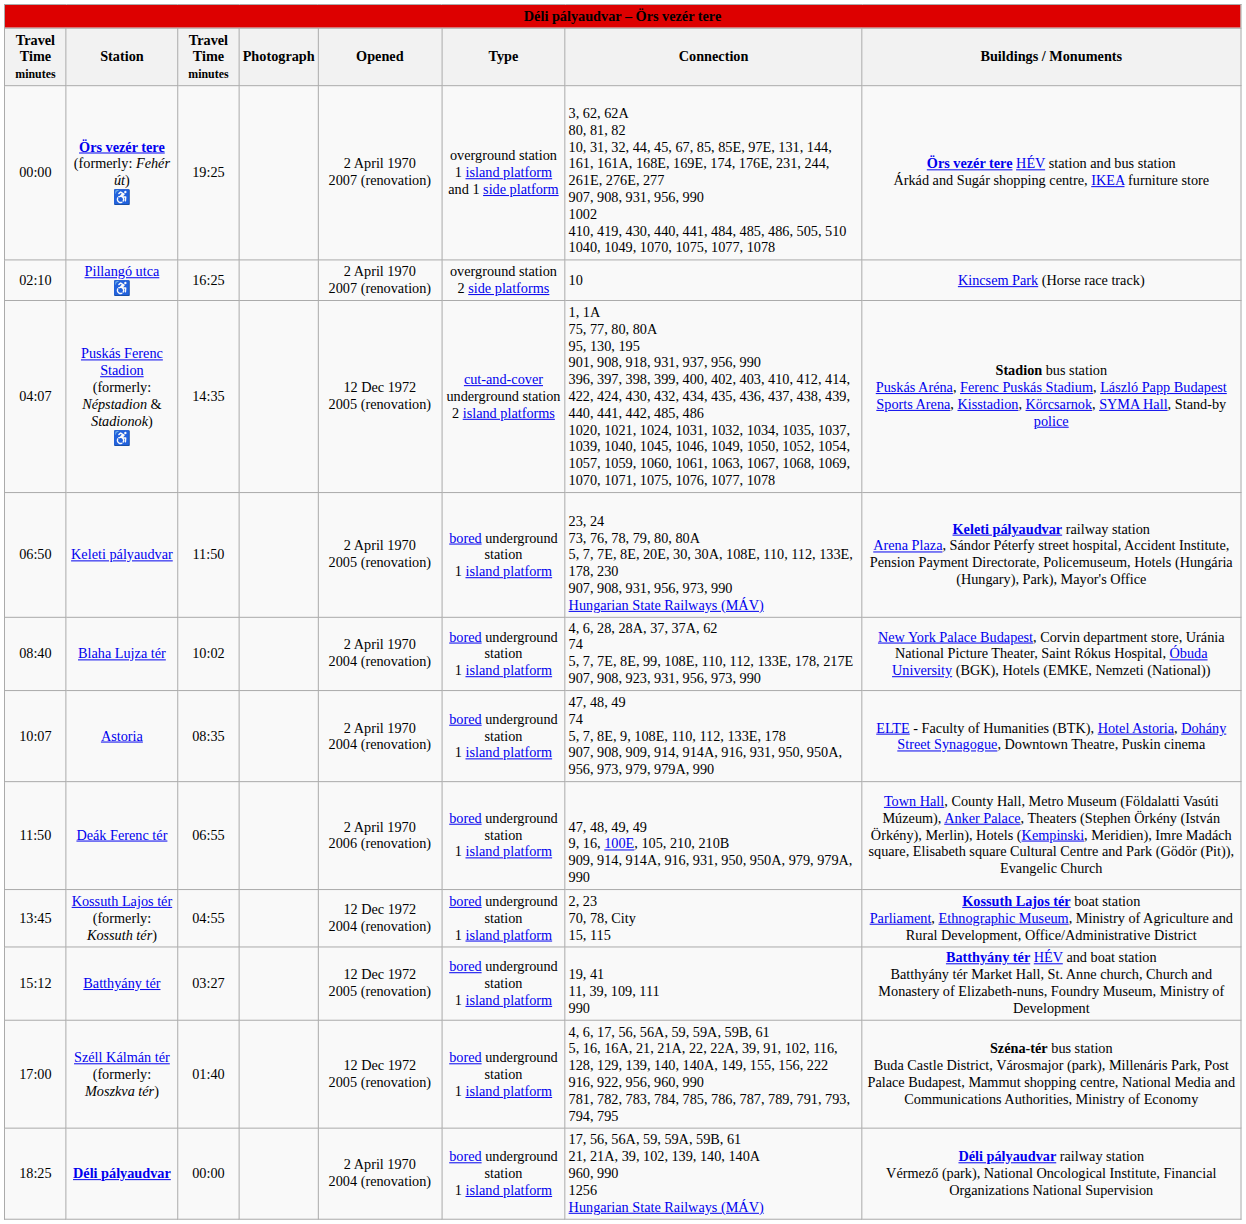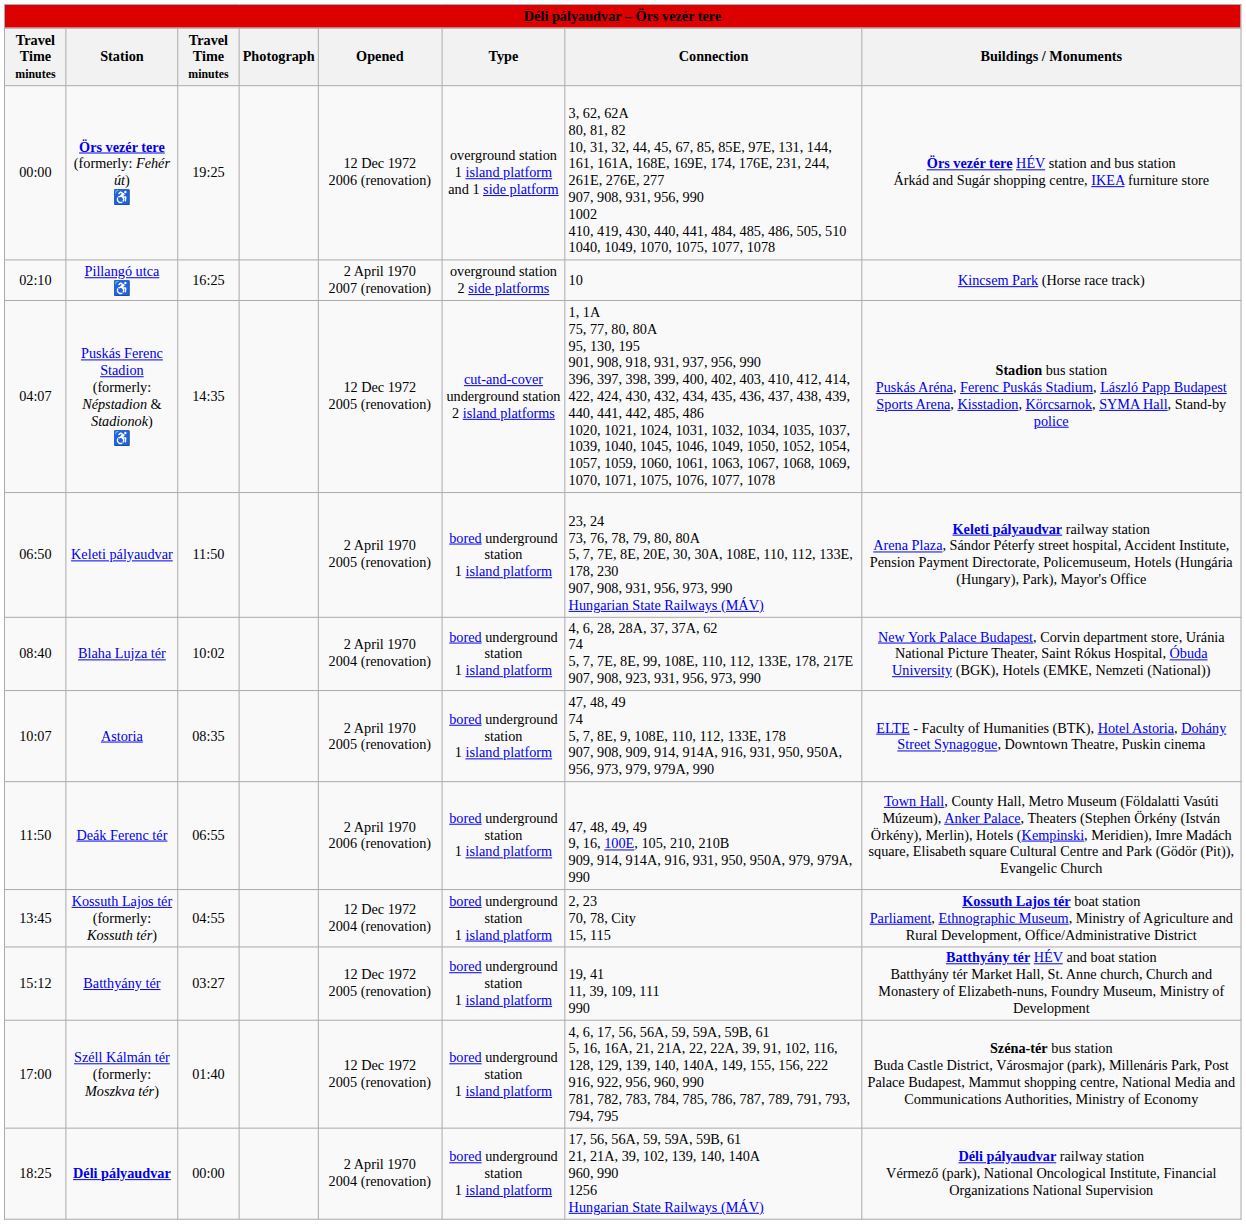(380, 173) 2 April 1970 2007 (renovation) -> (380, 173) 12 Dec 1972 2006 (renovation)
(380, 736) 2 April 1970 2004 (renovation) -> (380, 736) 2 April 1970 2005 (renovation)
